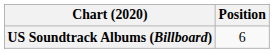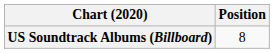(242, 37) 6 -> (242, 37) 8
